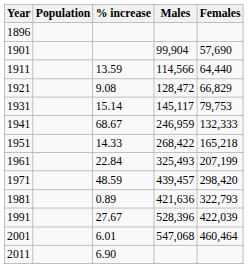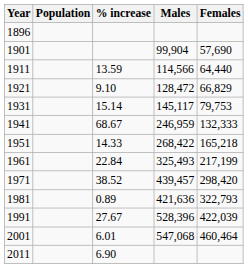(106, 87) 9.08 -> (106, 87) 9.10
(219, 161) 207,199 -> (219, 161) 217,199
(109, 180) 48.59 -> (109, 180) 38.52
